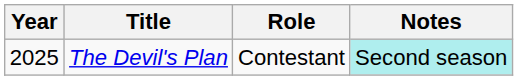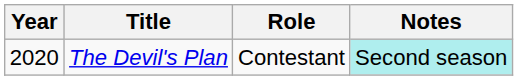(34, 57) 2025 -> (34, 57) 2020
